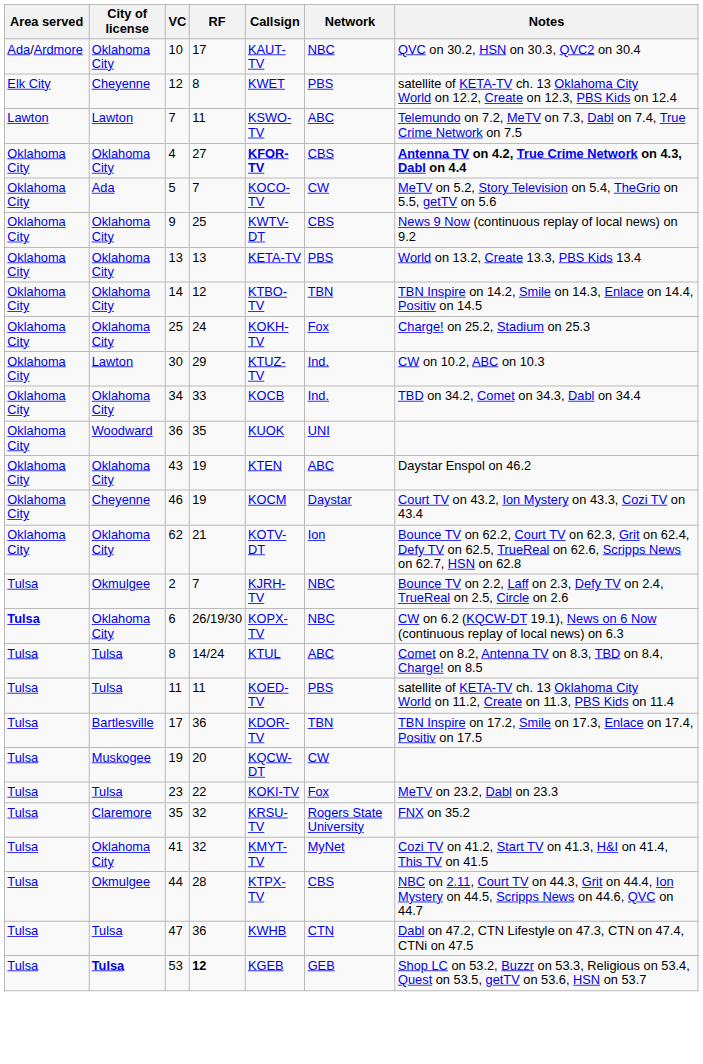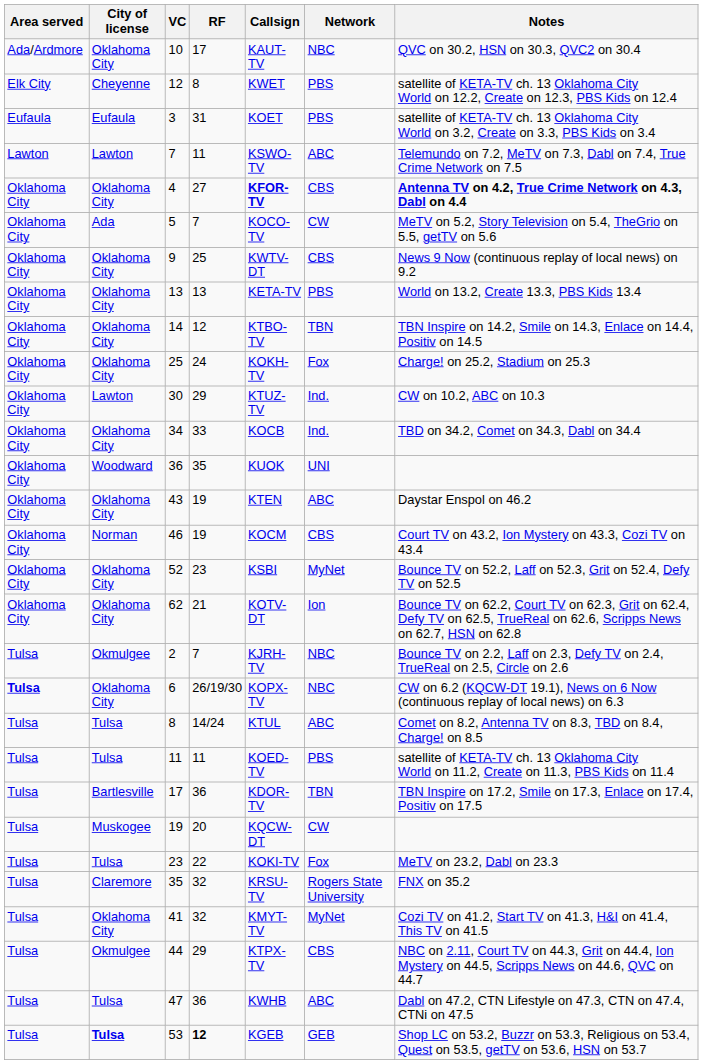+ row: (172, 118)
(121, 500) Cheyenne -> (115, 535) Norman
(330, 500) Daystar -> (321, 535) CBS
+ row: (176, 569)
(199, 882) 28 -> (199, 951) 29
(321, 931) CTN -> (321, 1000) ABC
